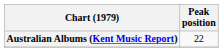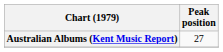(199, 39) 22 -> (199, 39) 27
